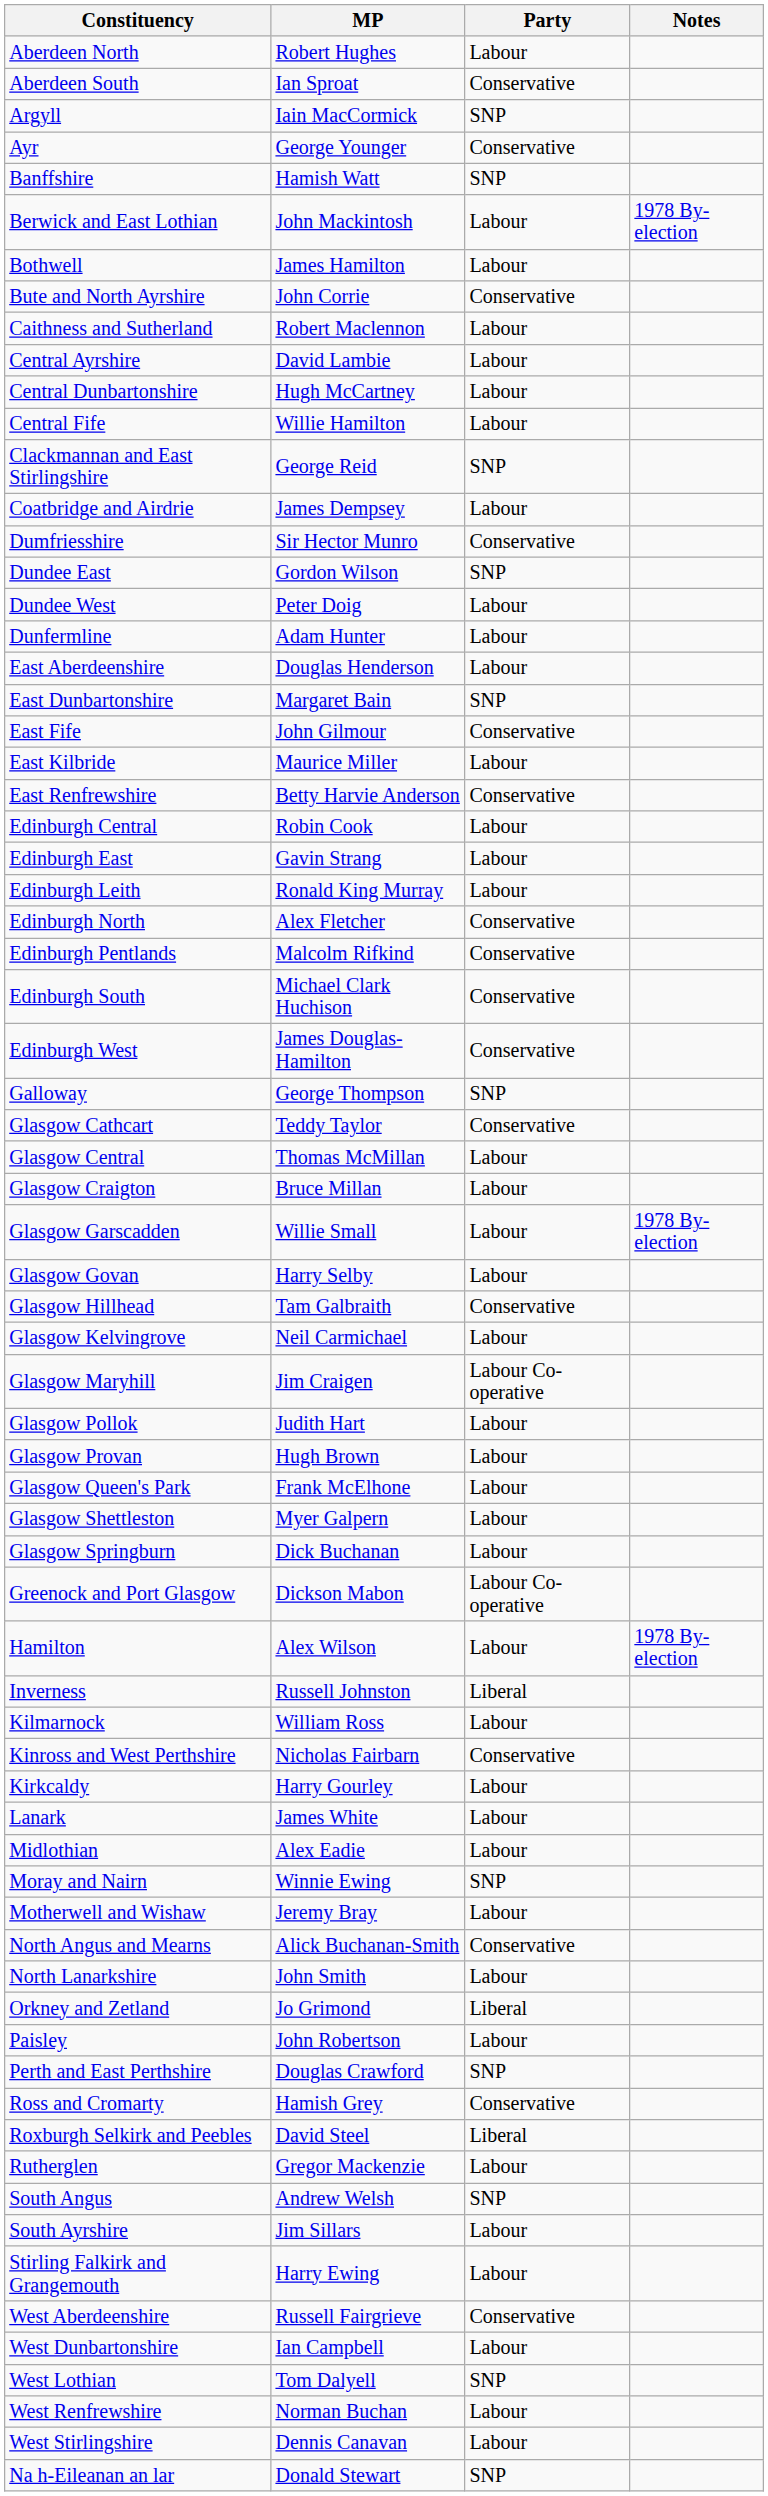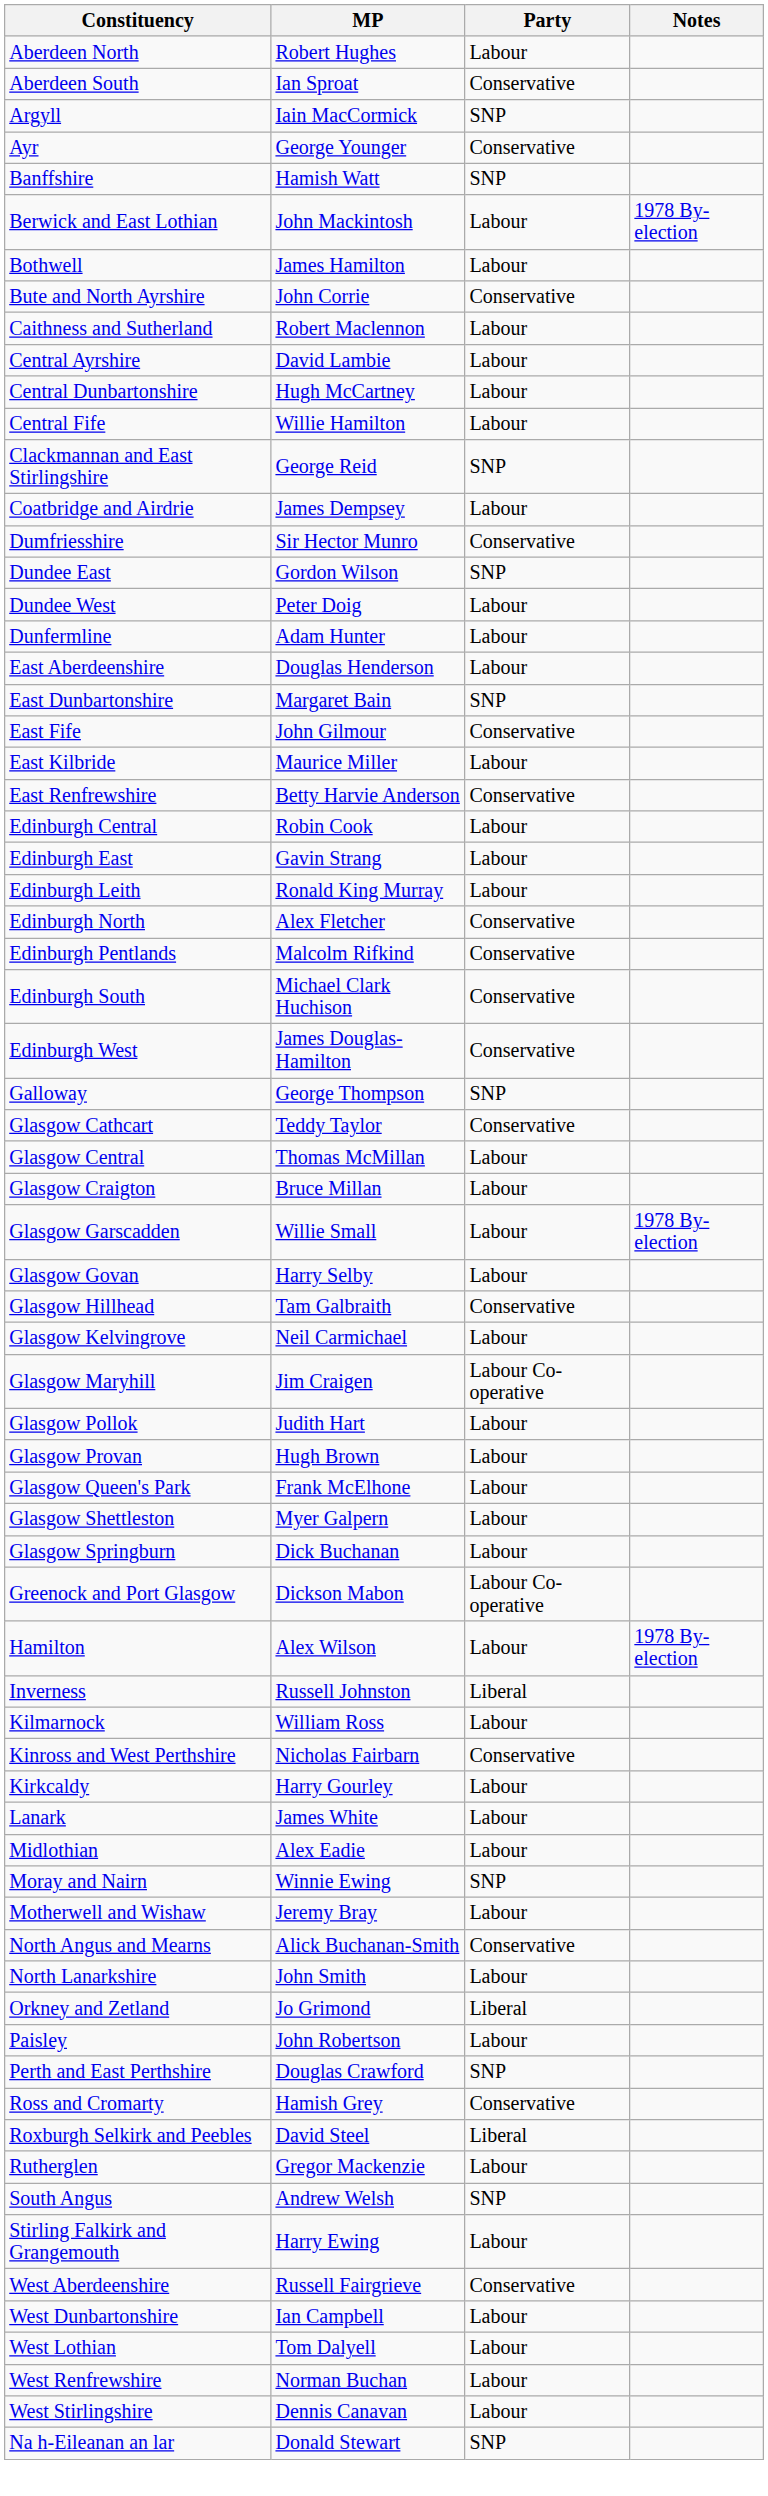- row: (69, 2230)
(488, 2379) SNP -> (498, 2348) Labour
